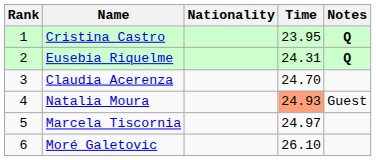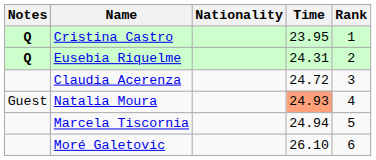columns swapped: (24, 15) <-> (347, 15)
(301, 80) 24.70 -> (309, 80) 24.72
(301, 123) 24.97 -> (309, 123) 24.94
